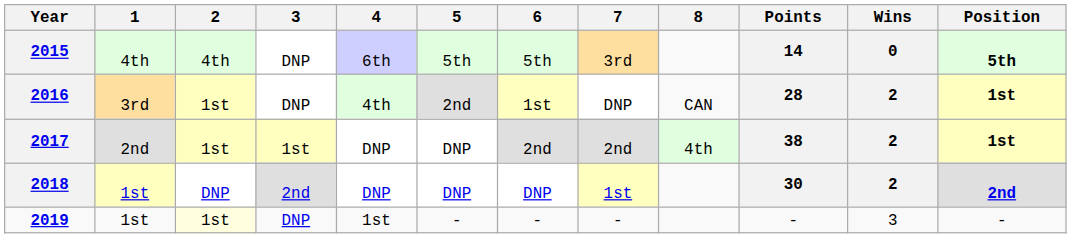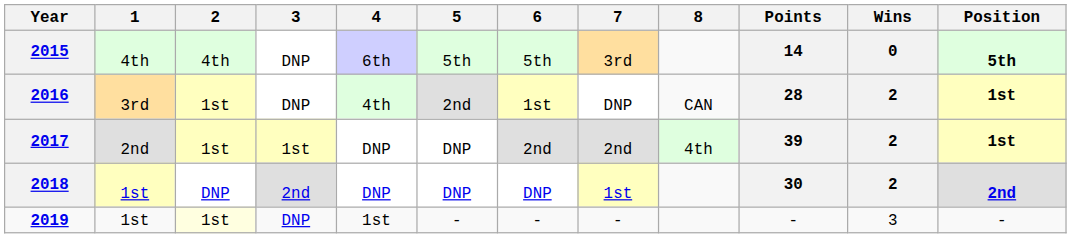(793, 141) 38 -> (793, 141) 39
